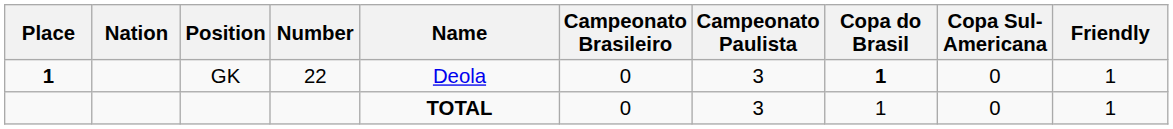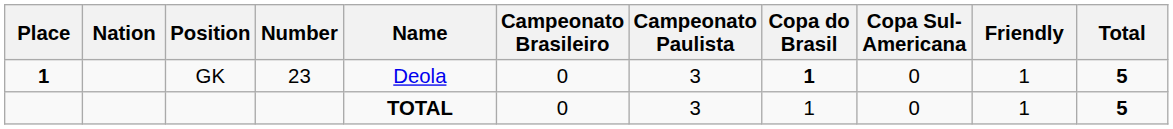+ column: (1122, 32)
(315, 76) 22 -> (299, 76) 23
